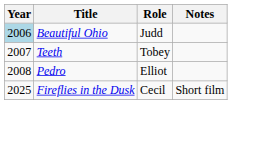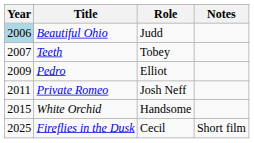(19, 71) 2008 -> (19, 71) 2009
+ row: (72, 90)
+ row: (69, 109)
